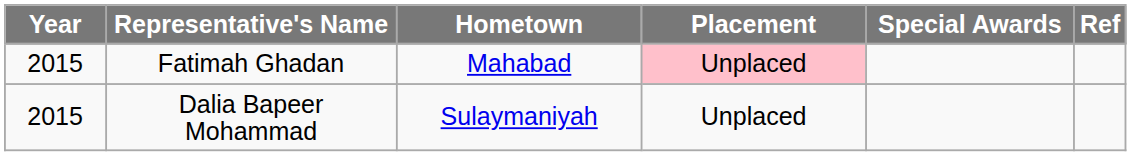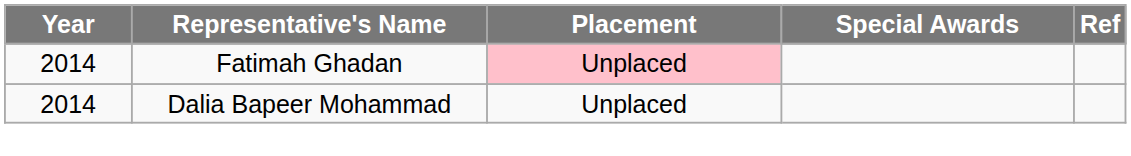- column: (519, 24)
(55, 64) 2015 -> (68, 64) 2014
(55, 117) 2015 -> (68, 103) 2014
